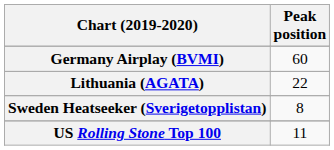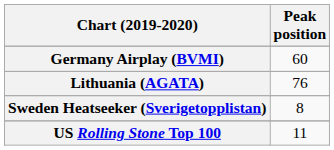(300, 83) 22 -> (300, 83) 76
